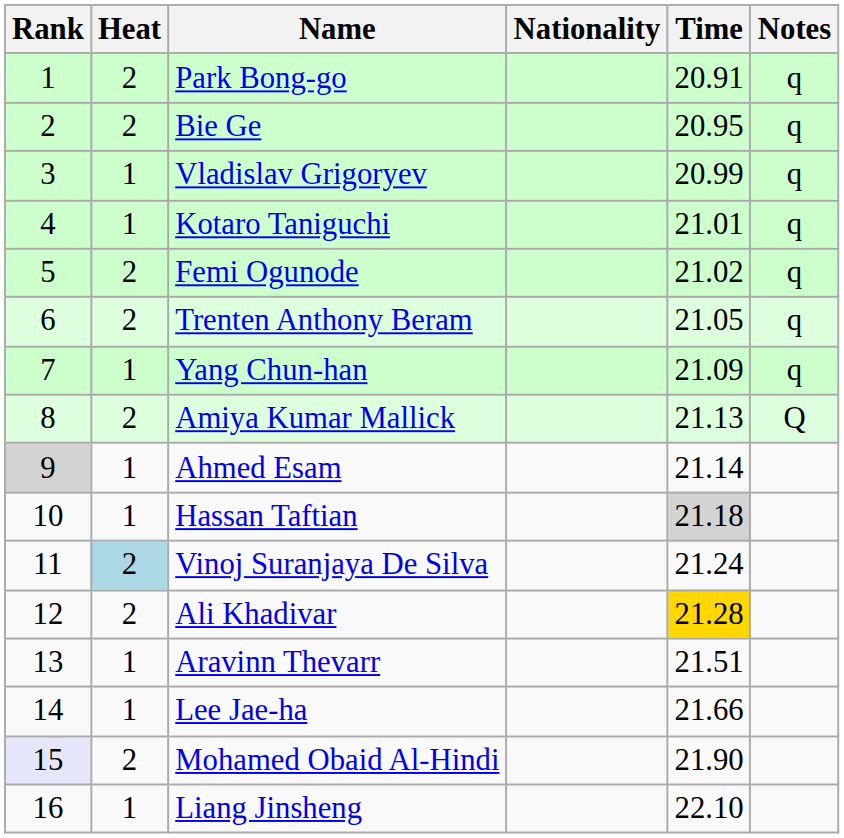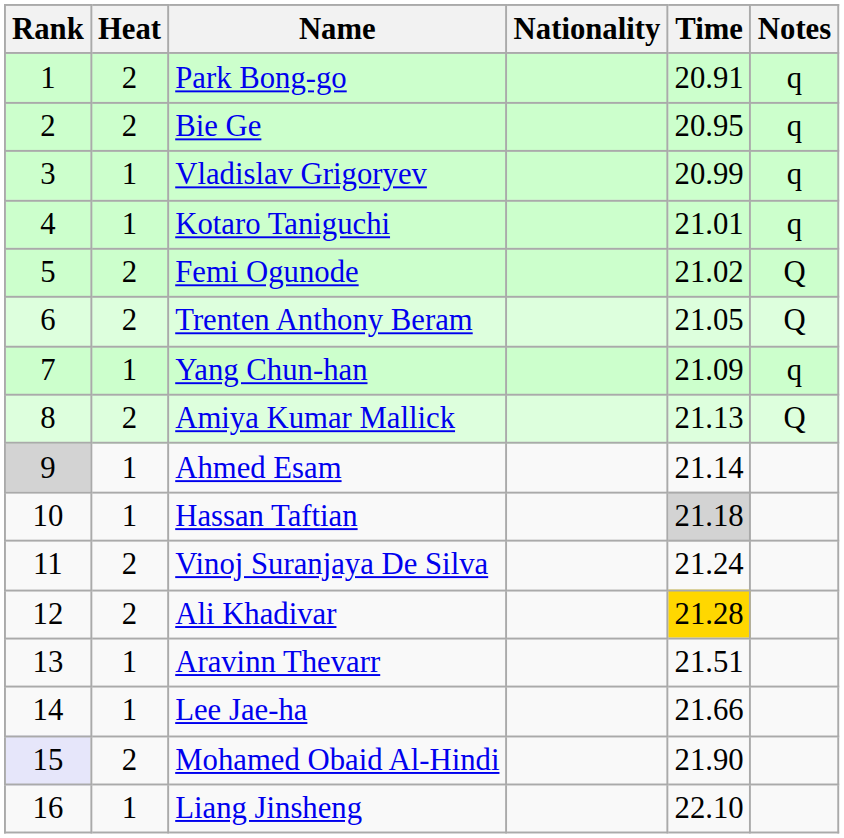(795, 272) q -> (795, 272) Q
(795, 321) q -> (795, 321) Q
(129, 564) lightblue background -> (129, 564) no background
